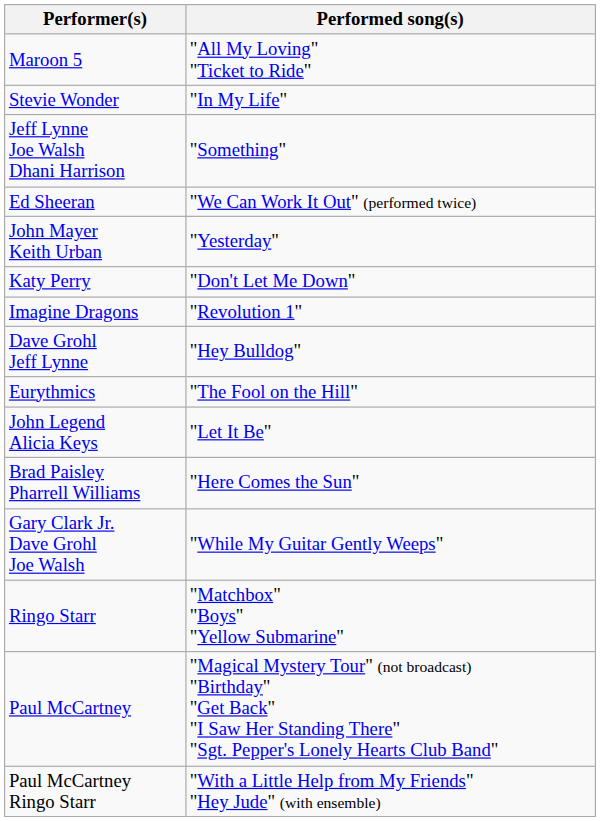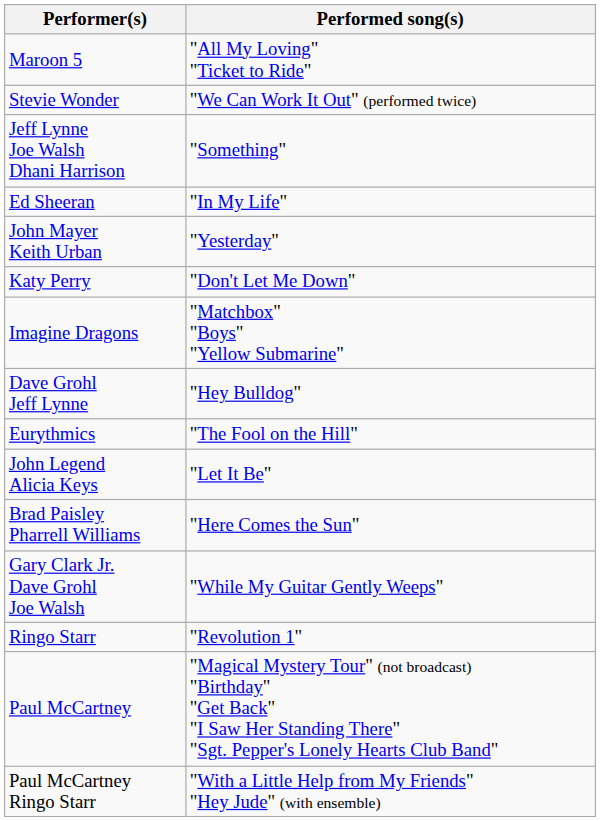(238, 99) "In My Life" -> (333, 99) "We Can Work It Out" (performed twice)
(333, 201) "We Can Work It Out" (performed twice) -> (238, 201) "In My Life"
(246, 311) "Revolution 1" -> (267, 332) "Matchbox" "Boys" "Yellow Submarine"
(267, 615) "Matchbox" "Boys" "Yellow Submarine" -> (246, 636) "Revolution 1"
